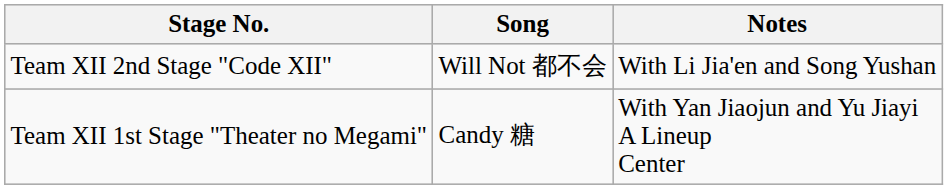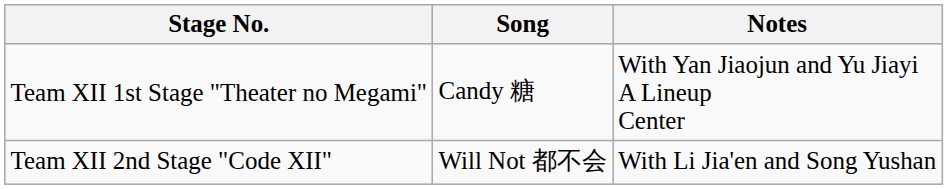rows swapped: (219, 136) <-> (171, 66)
